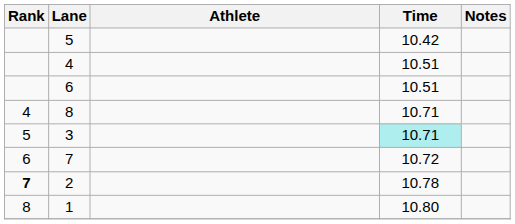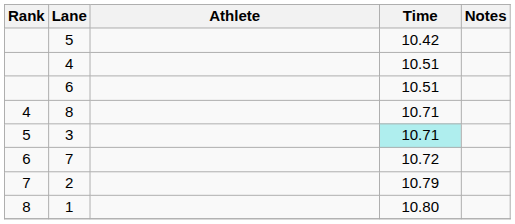(26, 183) bold -> (26, 183) normal
(420, 183) 10.78 -> (420, 183) 10.79
